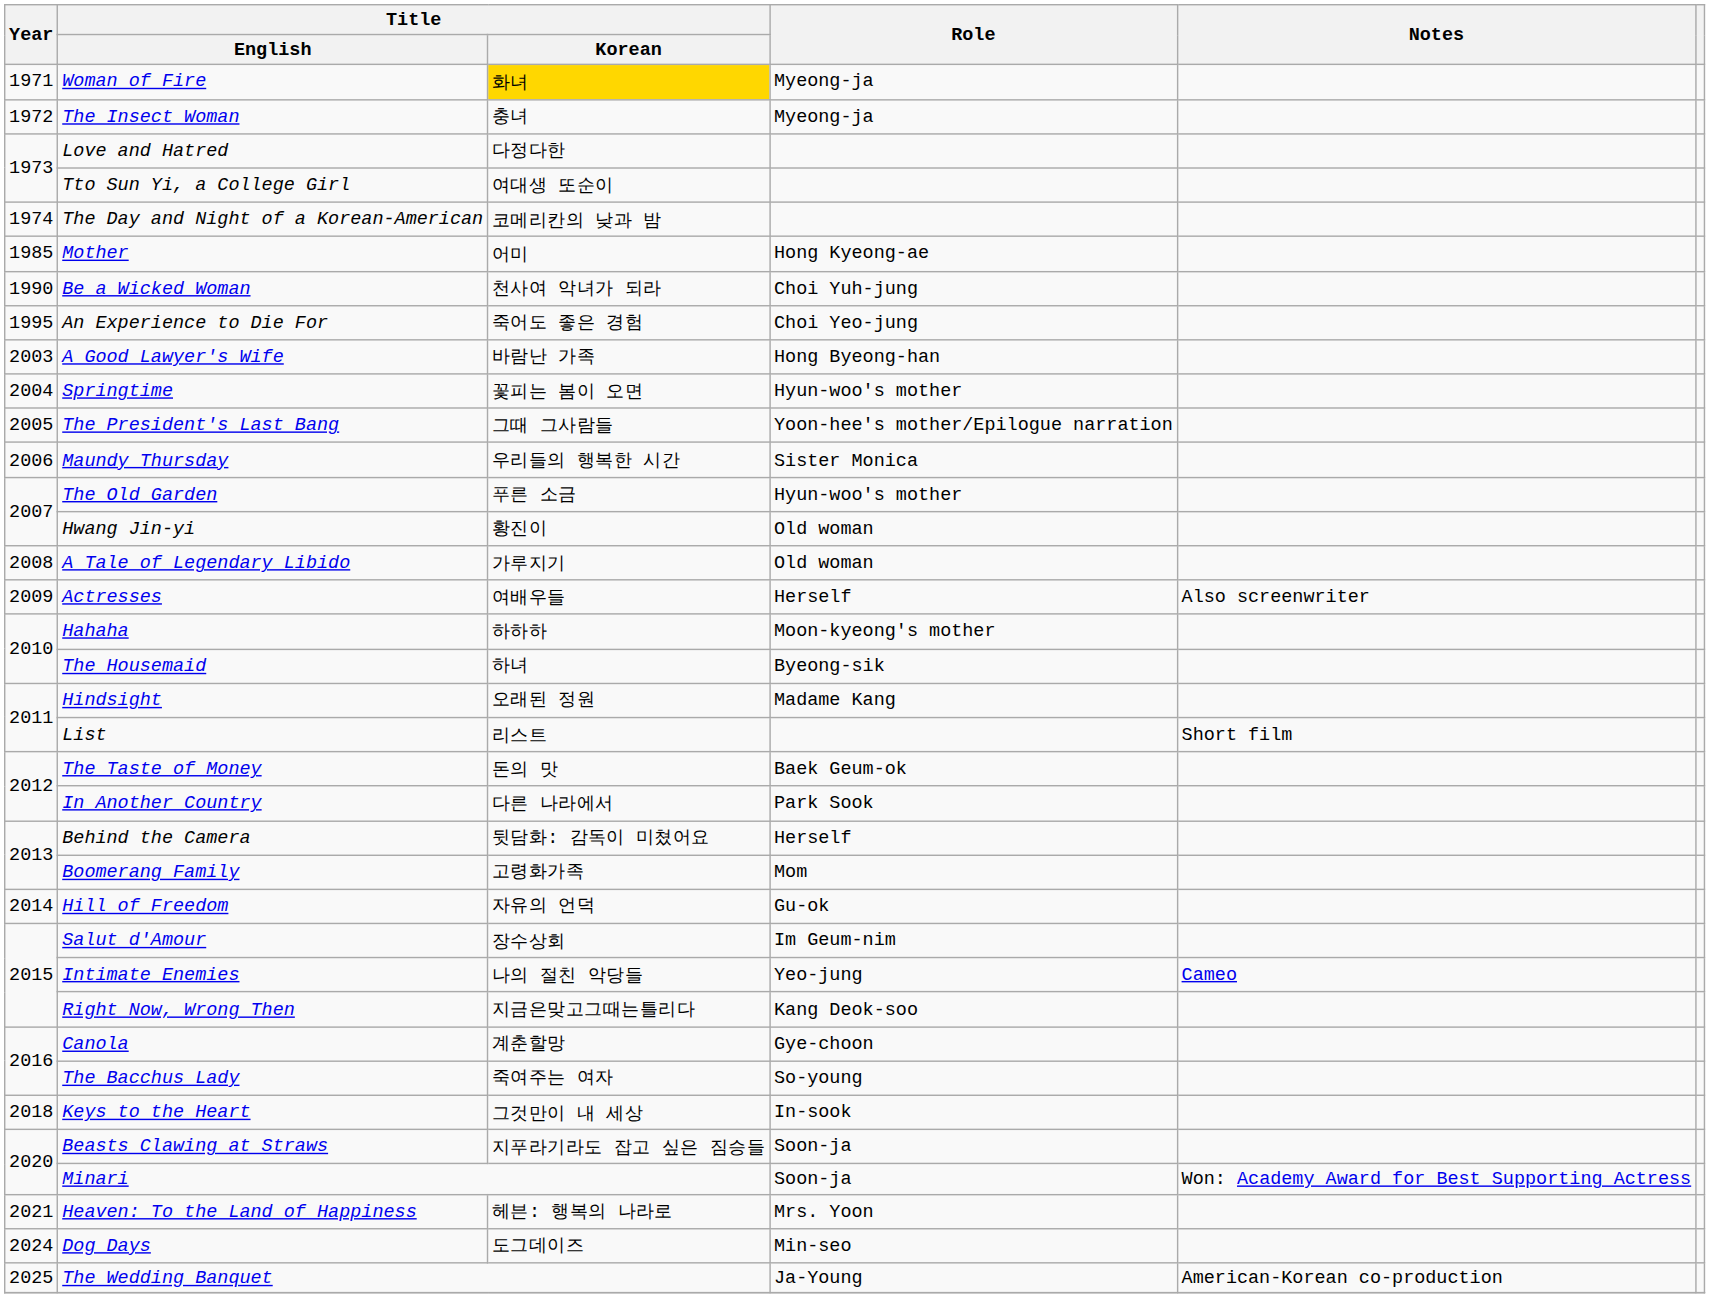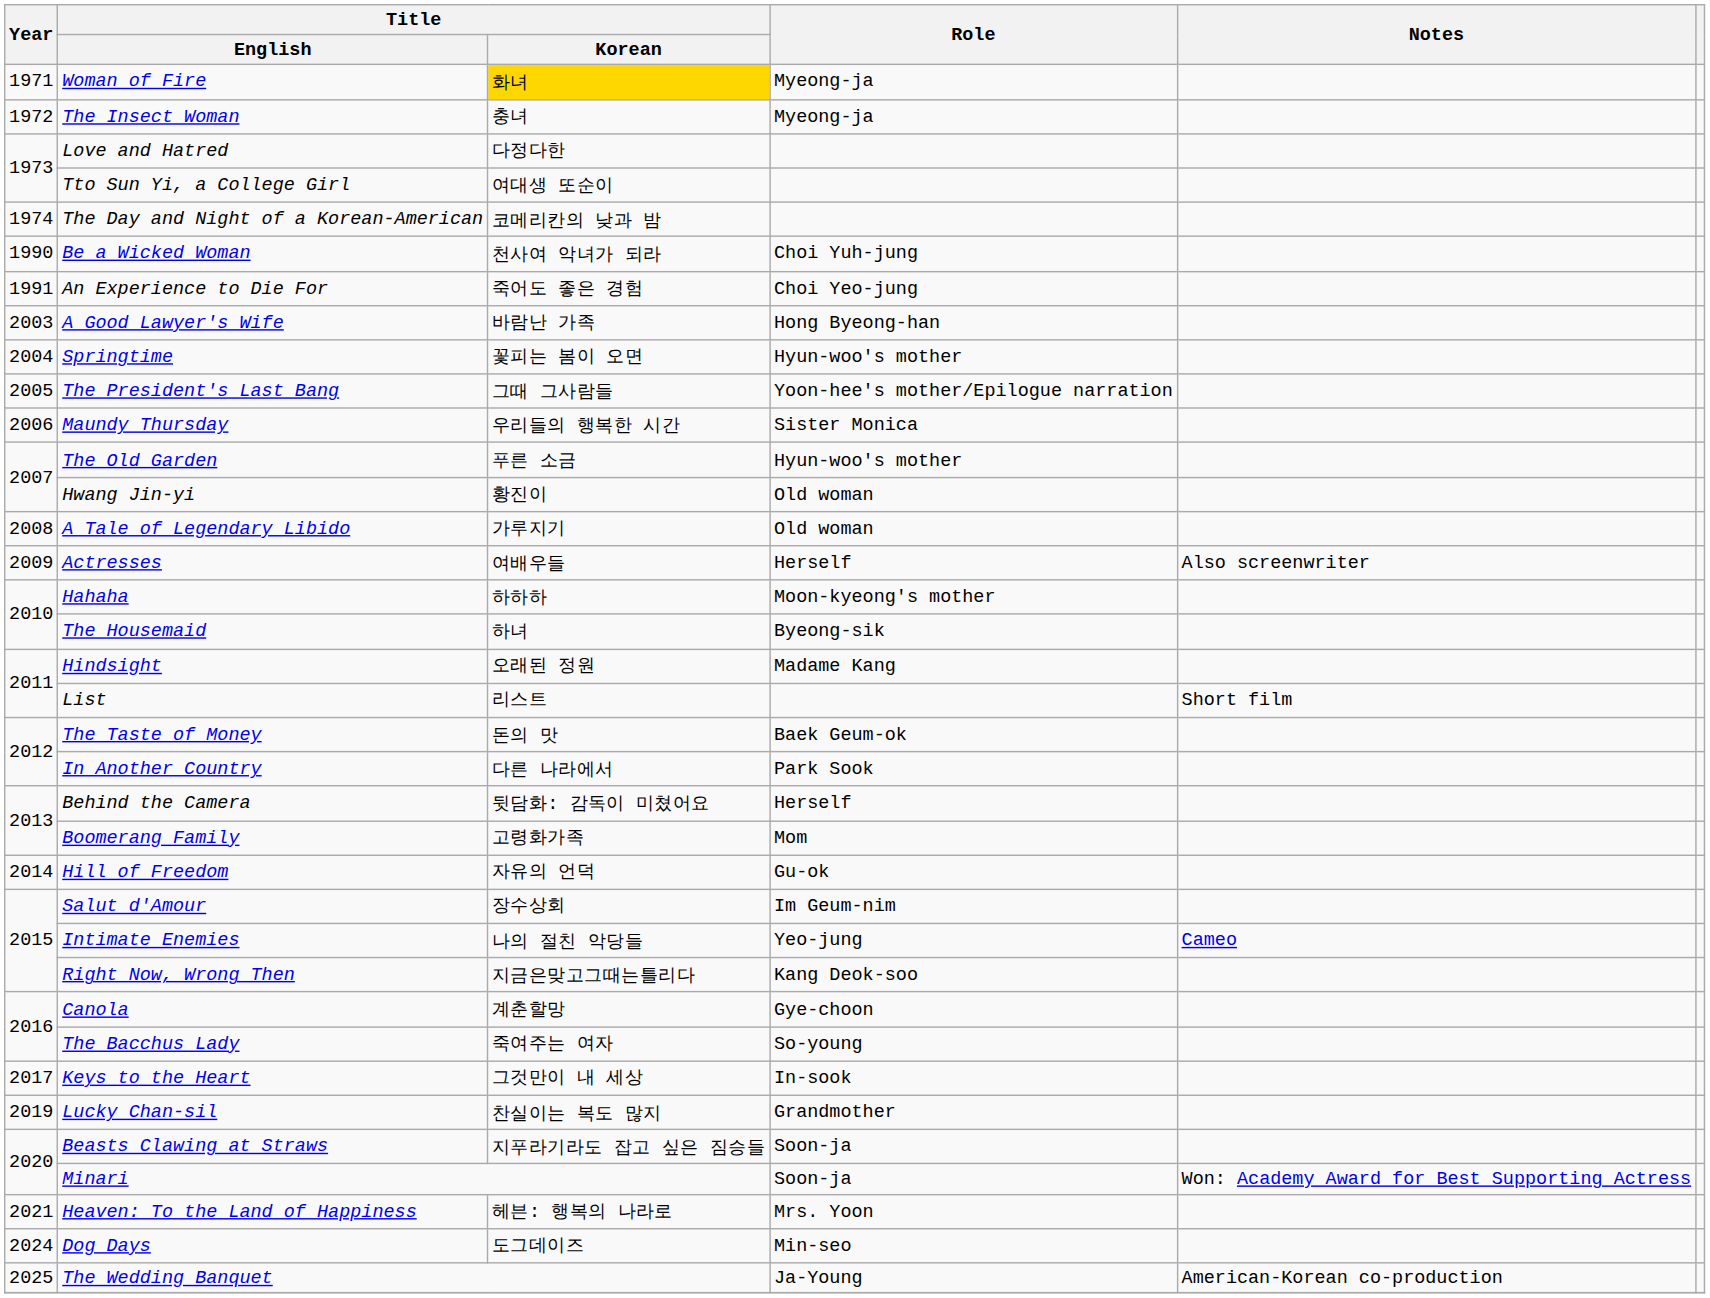- row: (95, 254)
(31, 322) 1995 -> (31, 288) 1991
(31, 1112) 2018 -> (31, 1078) 2017
+ row: (140, 1112)
